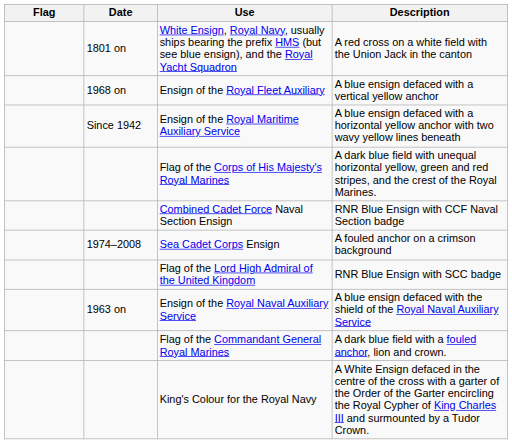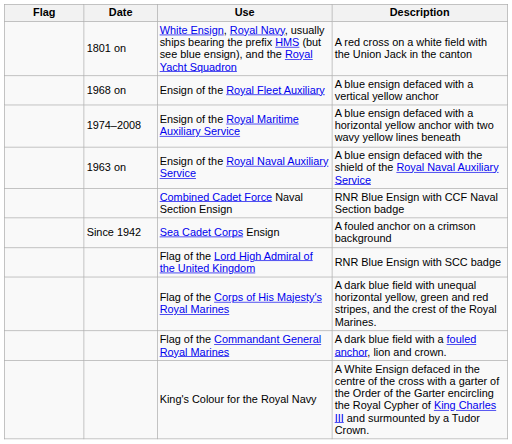(114, 126) Since 1942 -> (114, 126) 1974–2008
rows swapped: (244, 310) <-> (241, 173)
(114, 245) 1974–2008 -> (114, 232) Since 1942
